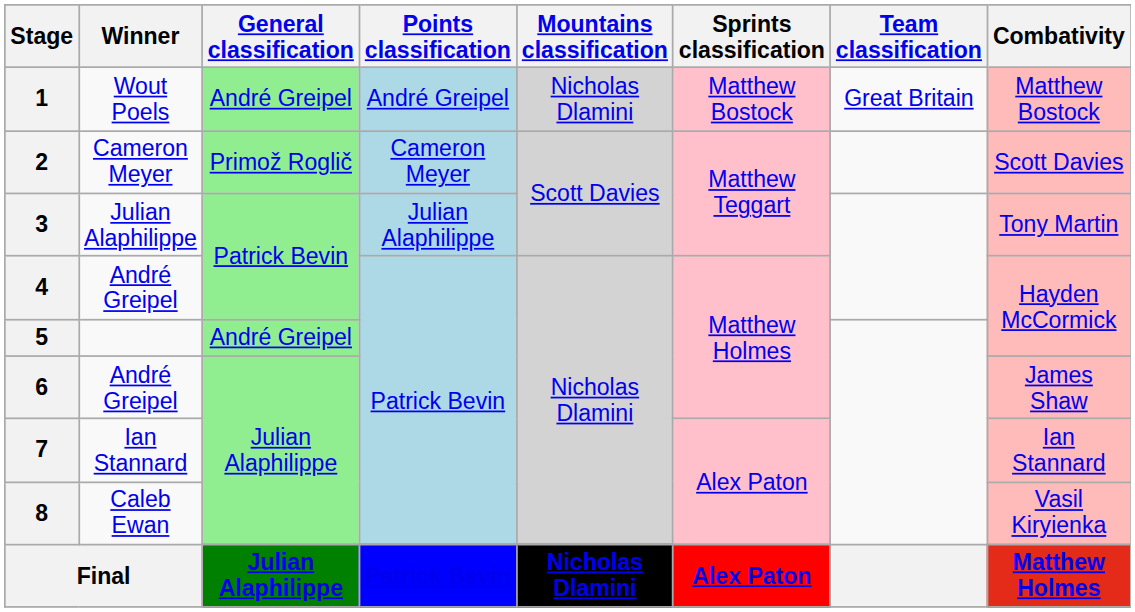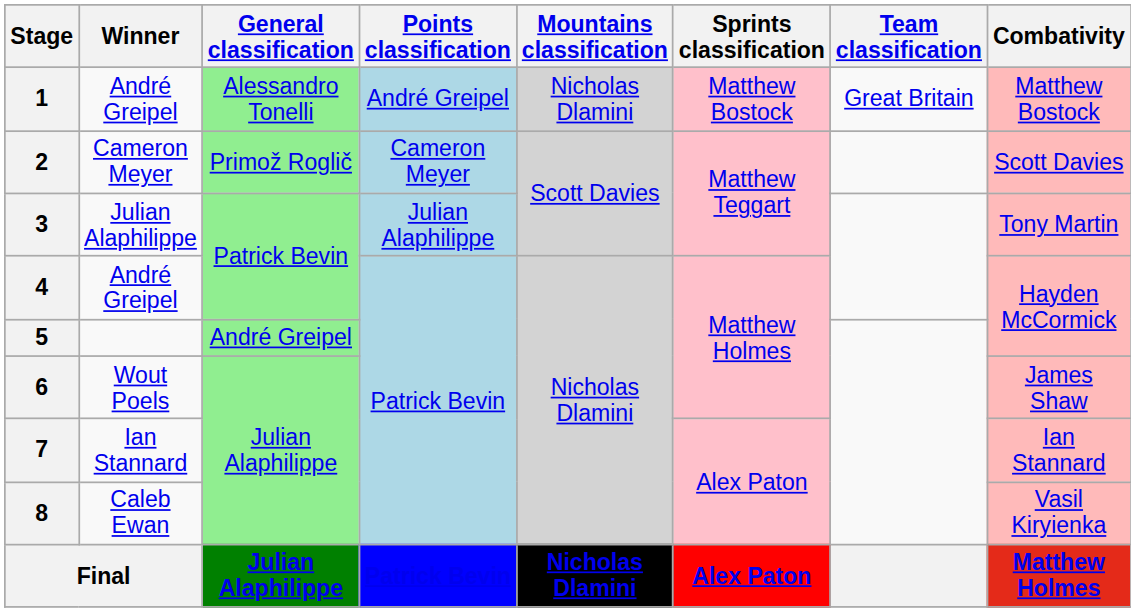(140, 99) Wout Poels -> (140, 99) André Greipel
(281, 99) André Greipel -> (281, 99) Alessandro Tonelli
(140, 388) André Greipel -> (140, 388) Wout Poels
